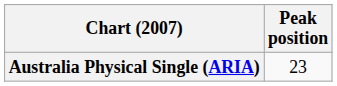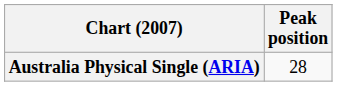(298, 66) 23 -> (298, 66) 28
